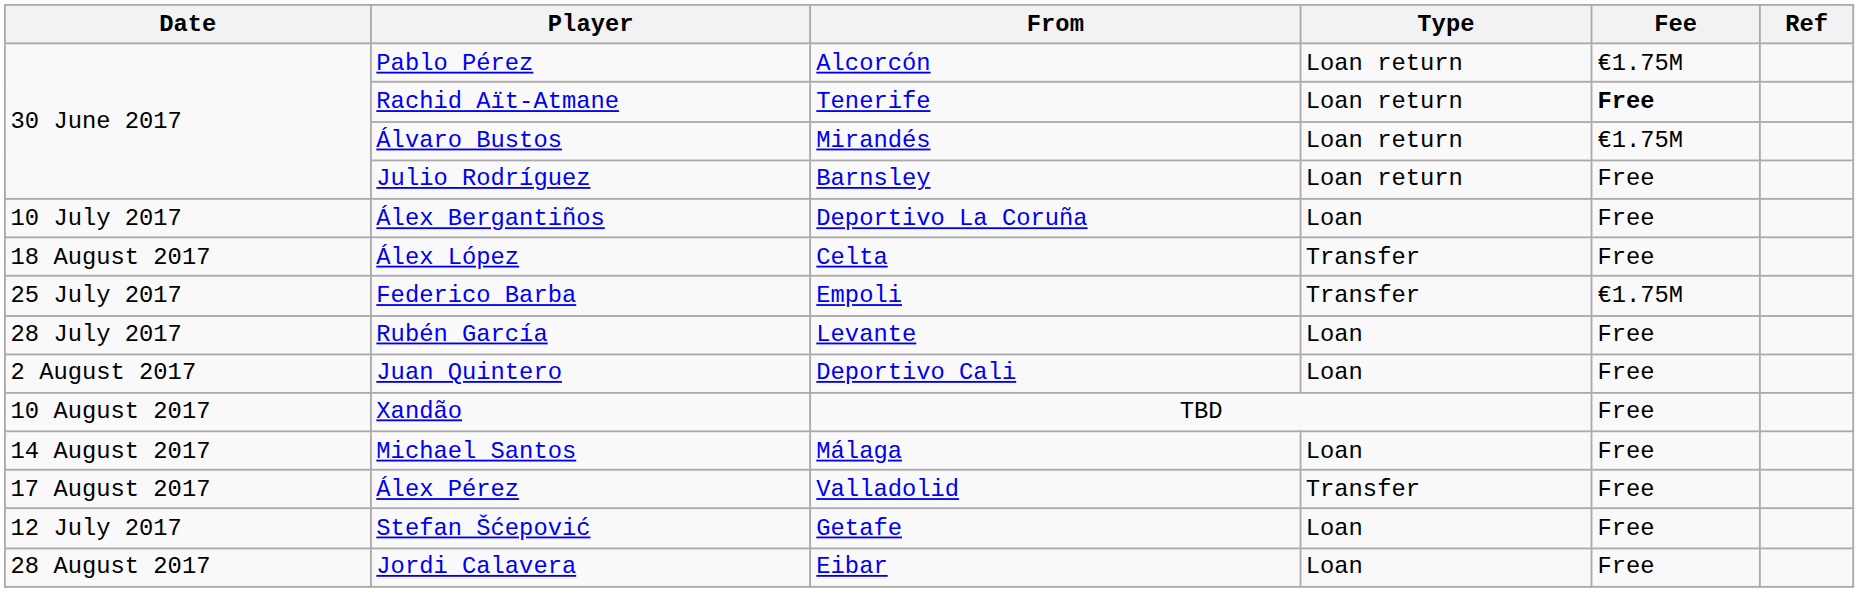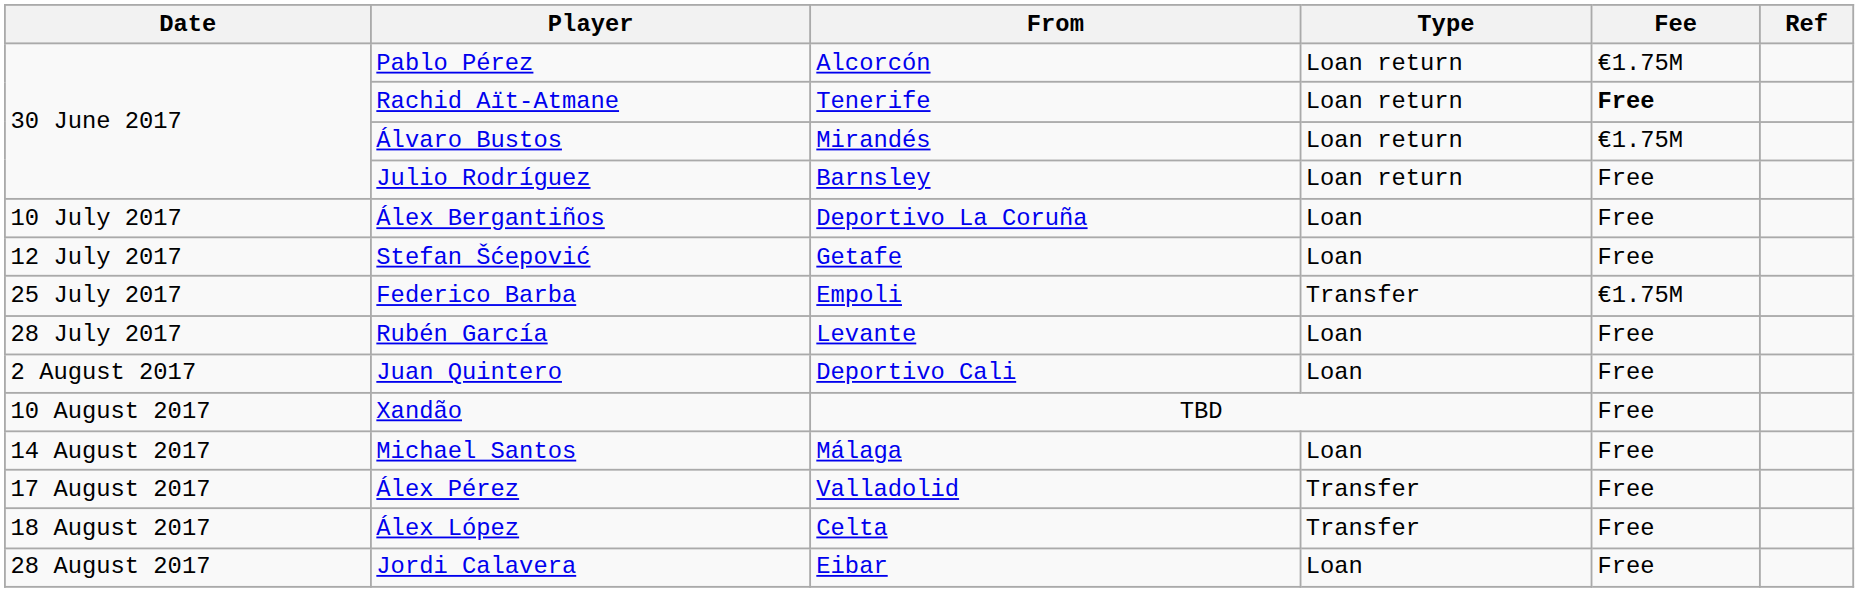rows swapped: (483, 528) <-> (448, 257)
